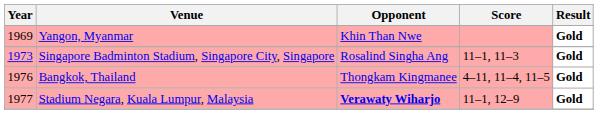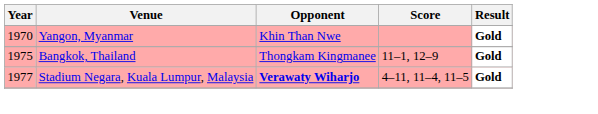(20, 36) 1969 -> (20, 36) 1970
- row: (187, 57)
(20, 78) 1976 -> (20, 57) 1975
(506, 78) 4–11, 11–4, 11–5 -> (410, 57) 11–1, 12–9
(491, 98) 11–1, 12–9 -> (425, 78) 4–11, 11–4, 11–5
